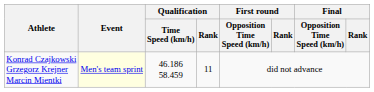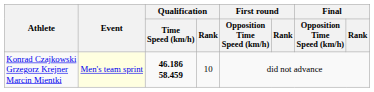(171, 70) normal -> (171, 70) bold
(208, 70) 11 -> (208, 70) 10
